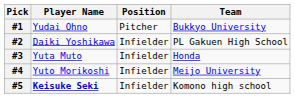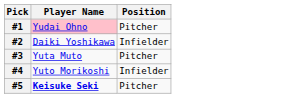- column: (230, 12)
(60, 27) no background -> (60, 27) pink background
(144, 56) Infielder -> (138, 56) Pitcher
(144, 86) Infielder -> (138, 86) Pitcher
